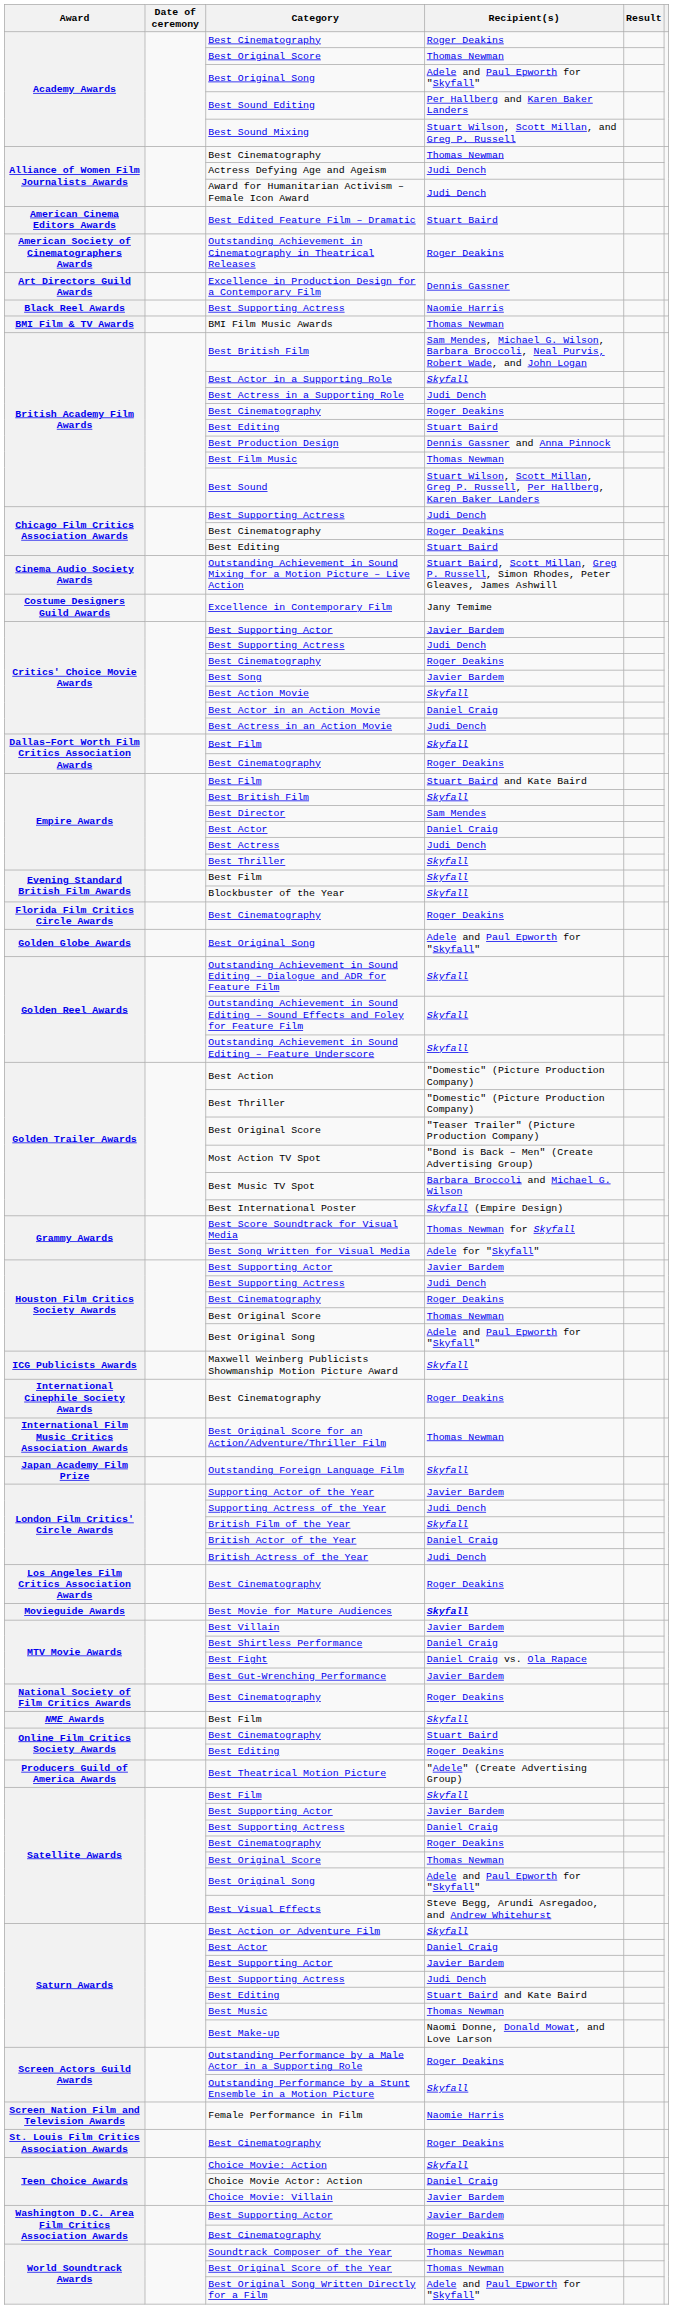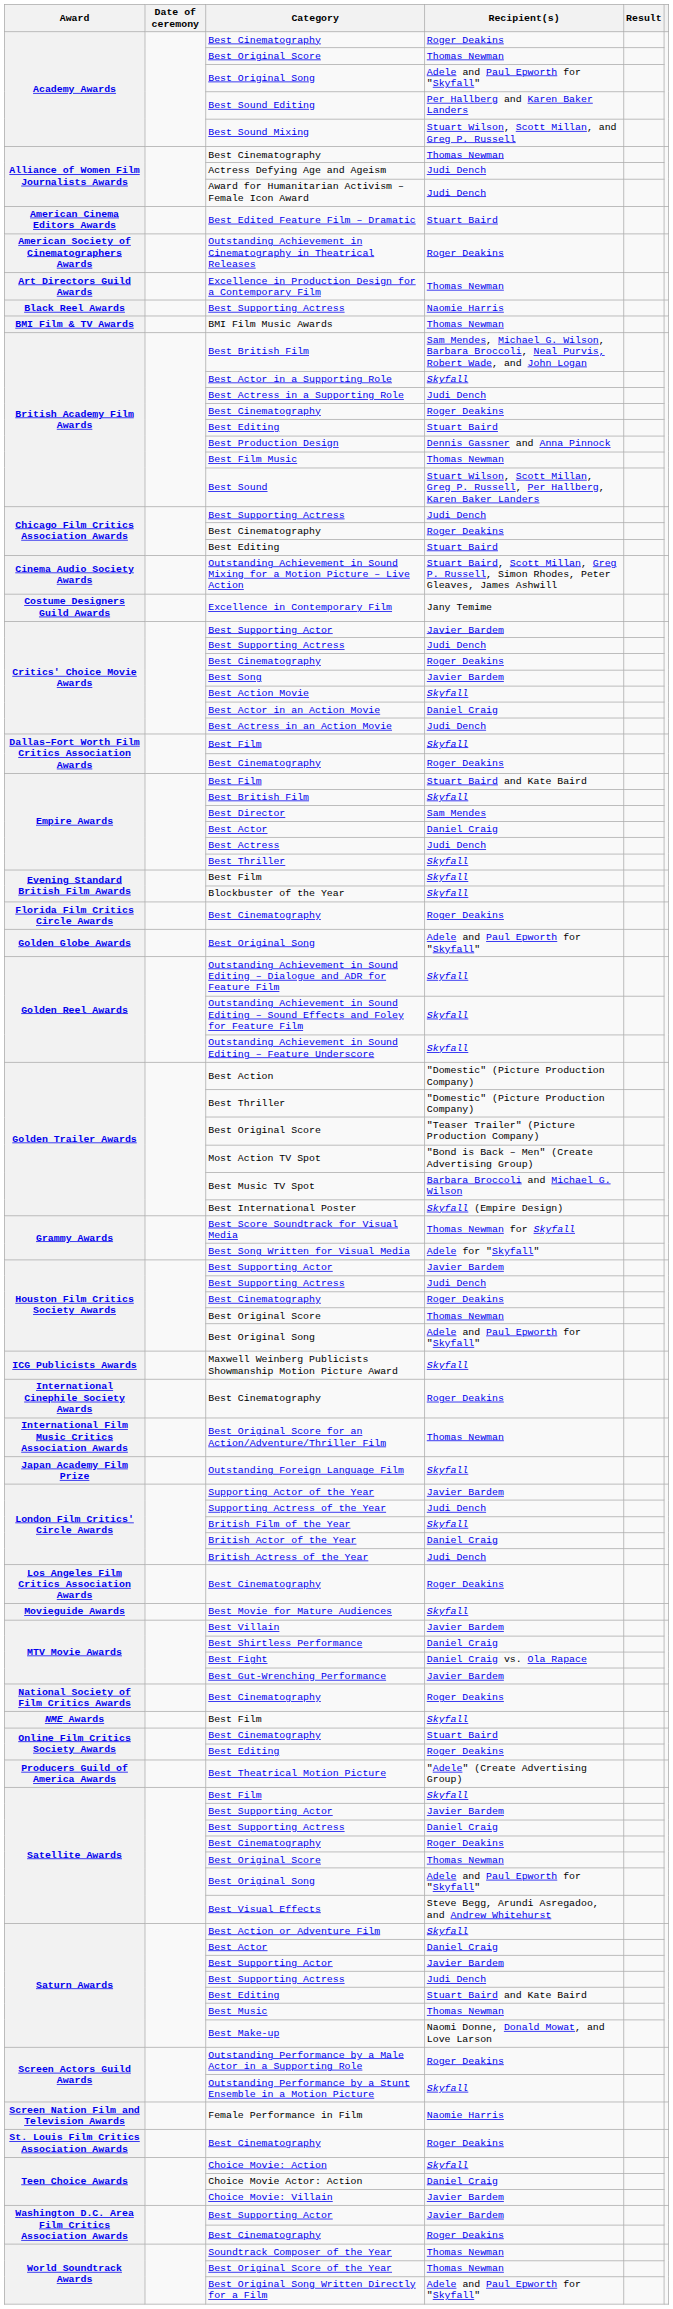(468, 286) Dennis Gassner -> (465, 286) Thomas Newman
(448, 1612) bold -> (448, 1612) normal
